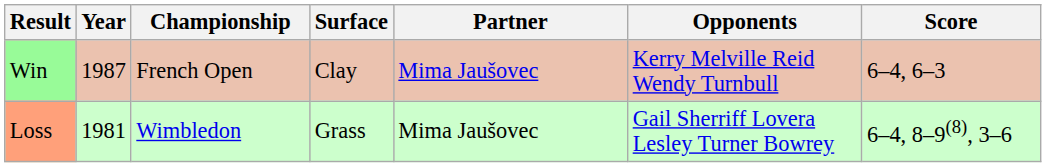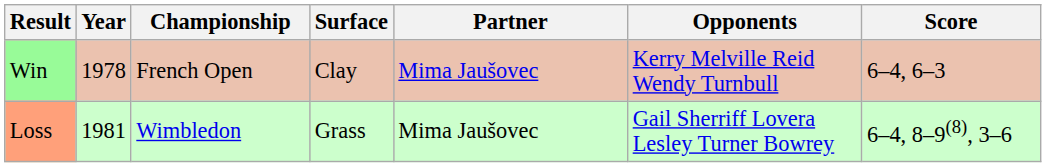(104, 70) 1987 -> (104, 70) 1978
